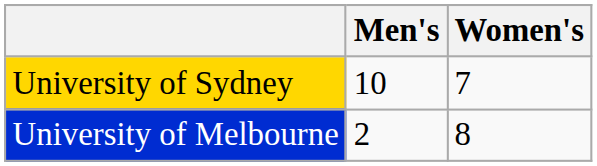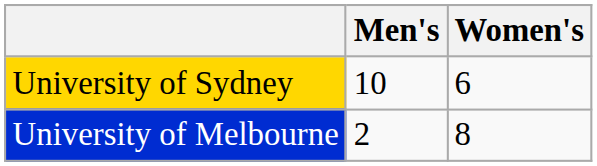(463, 82) 7 -> (463, 82) 6
